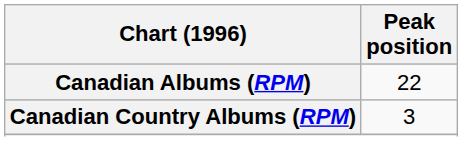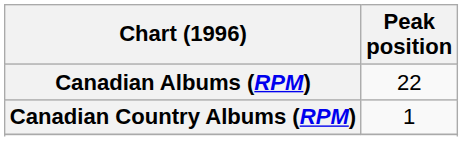(409, 116) 3 -> (409, 116) 1
